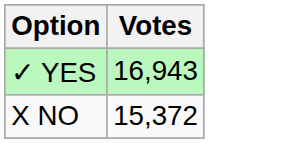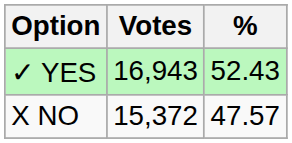+ column: (245, 26)
